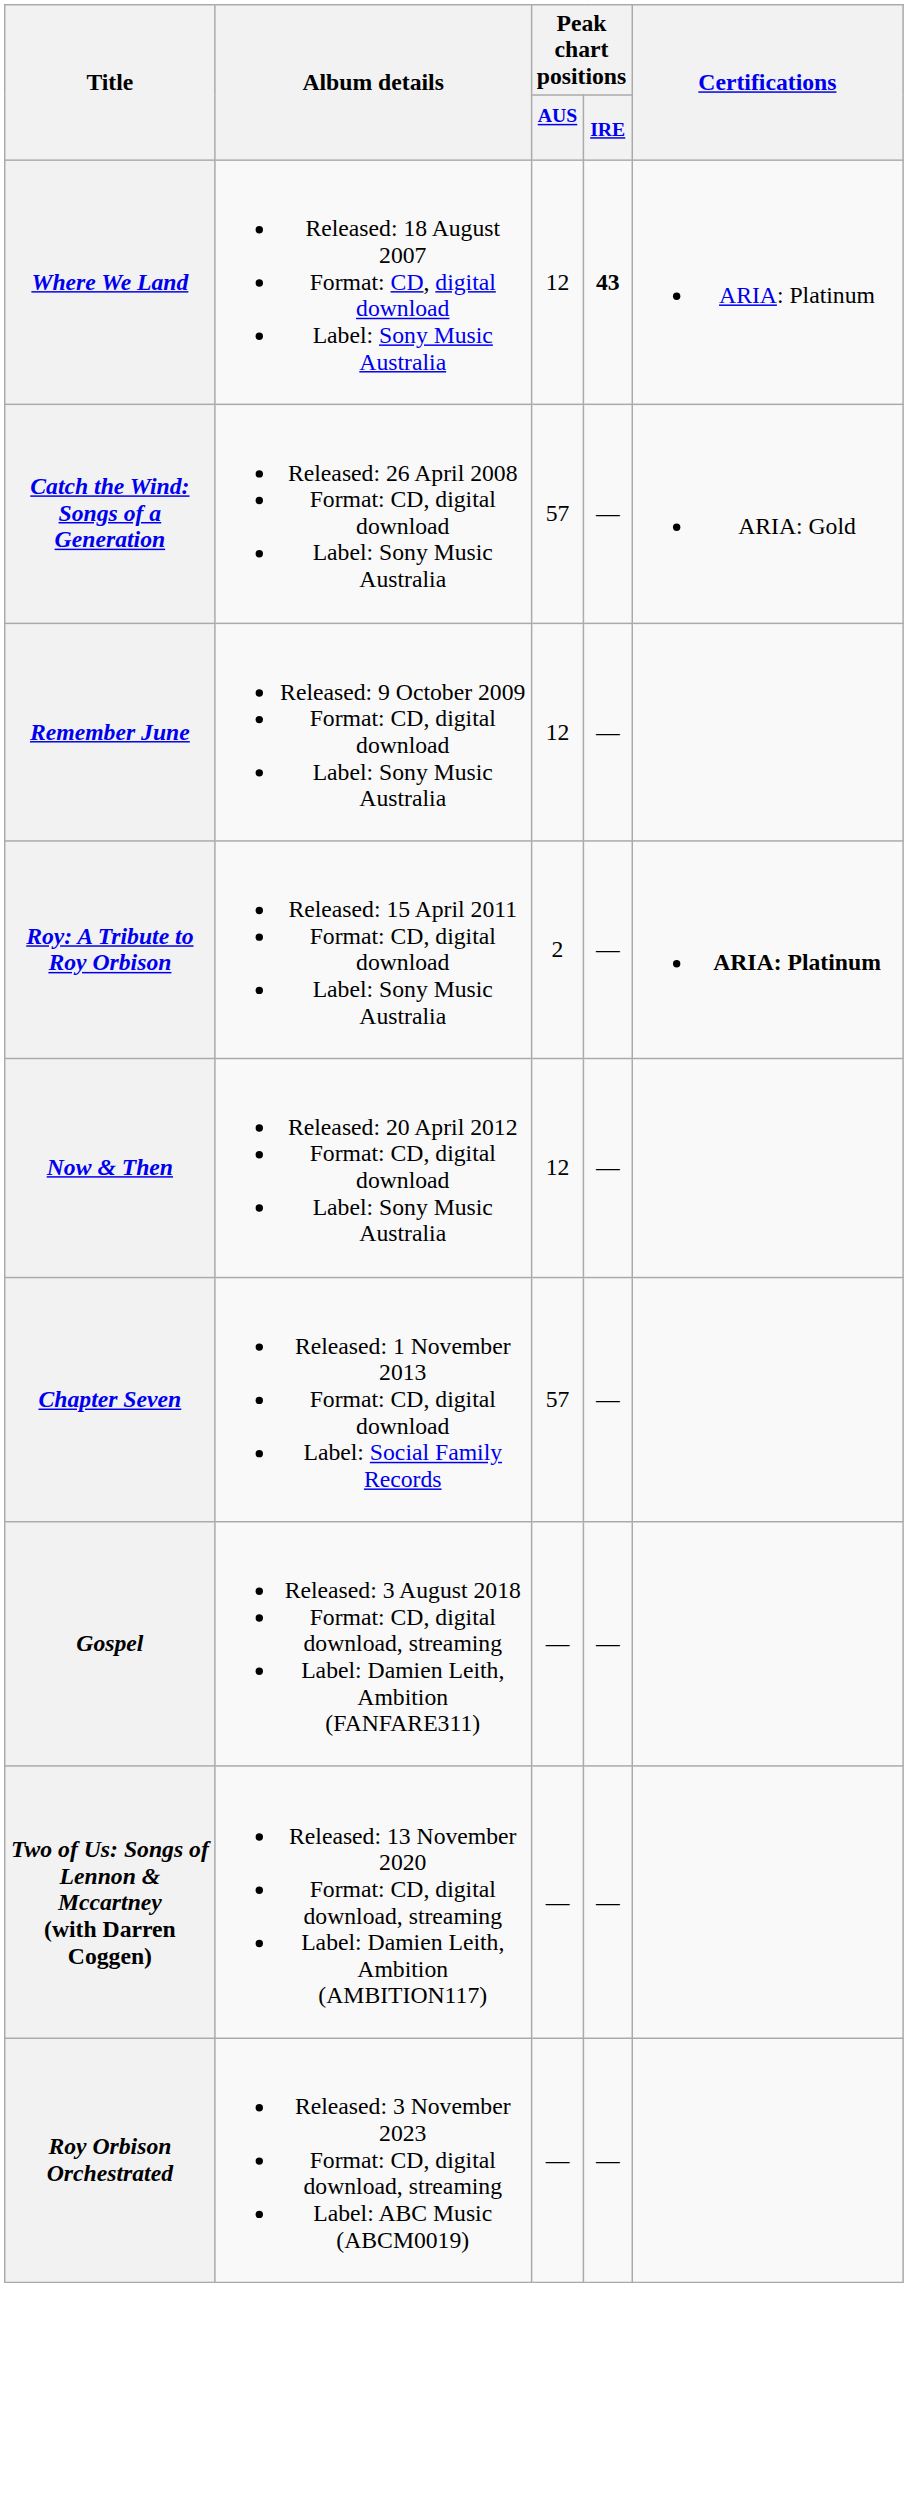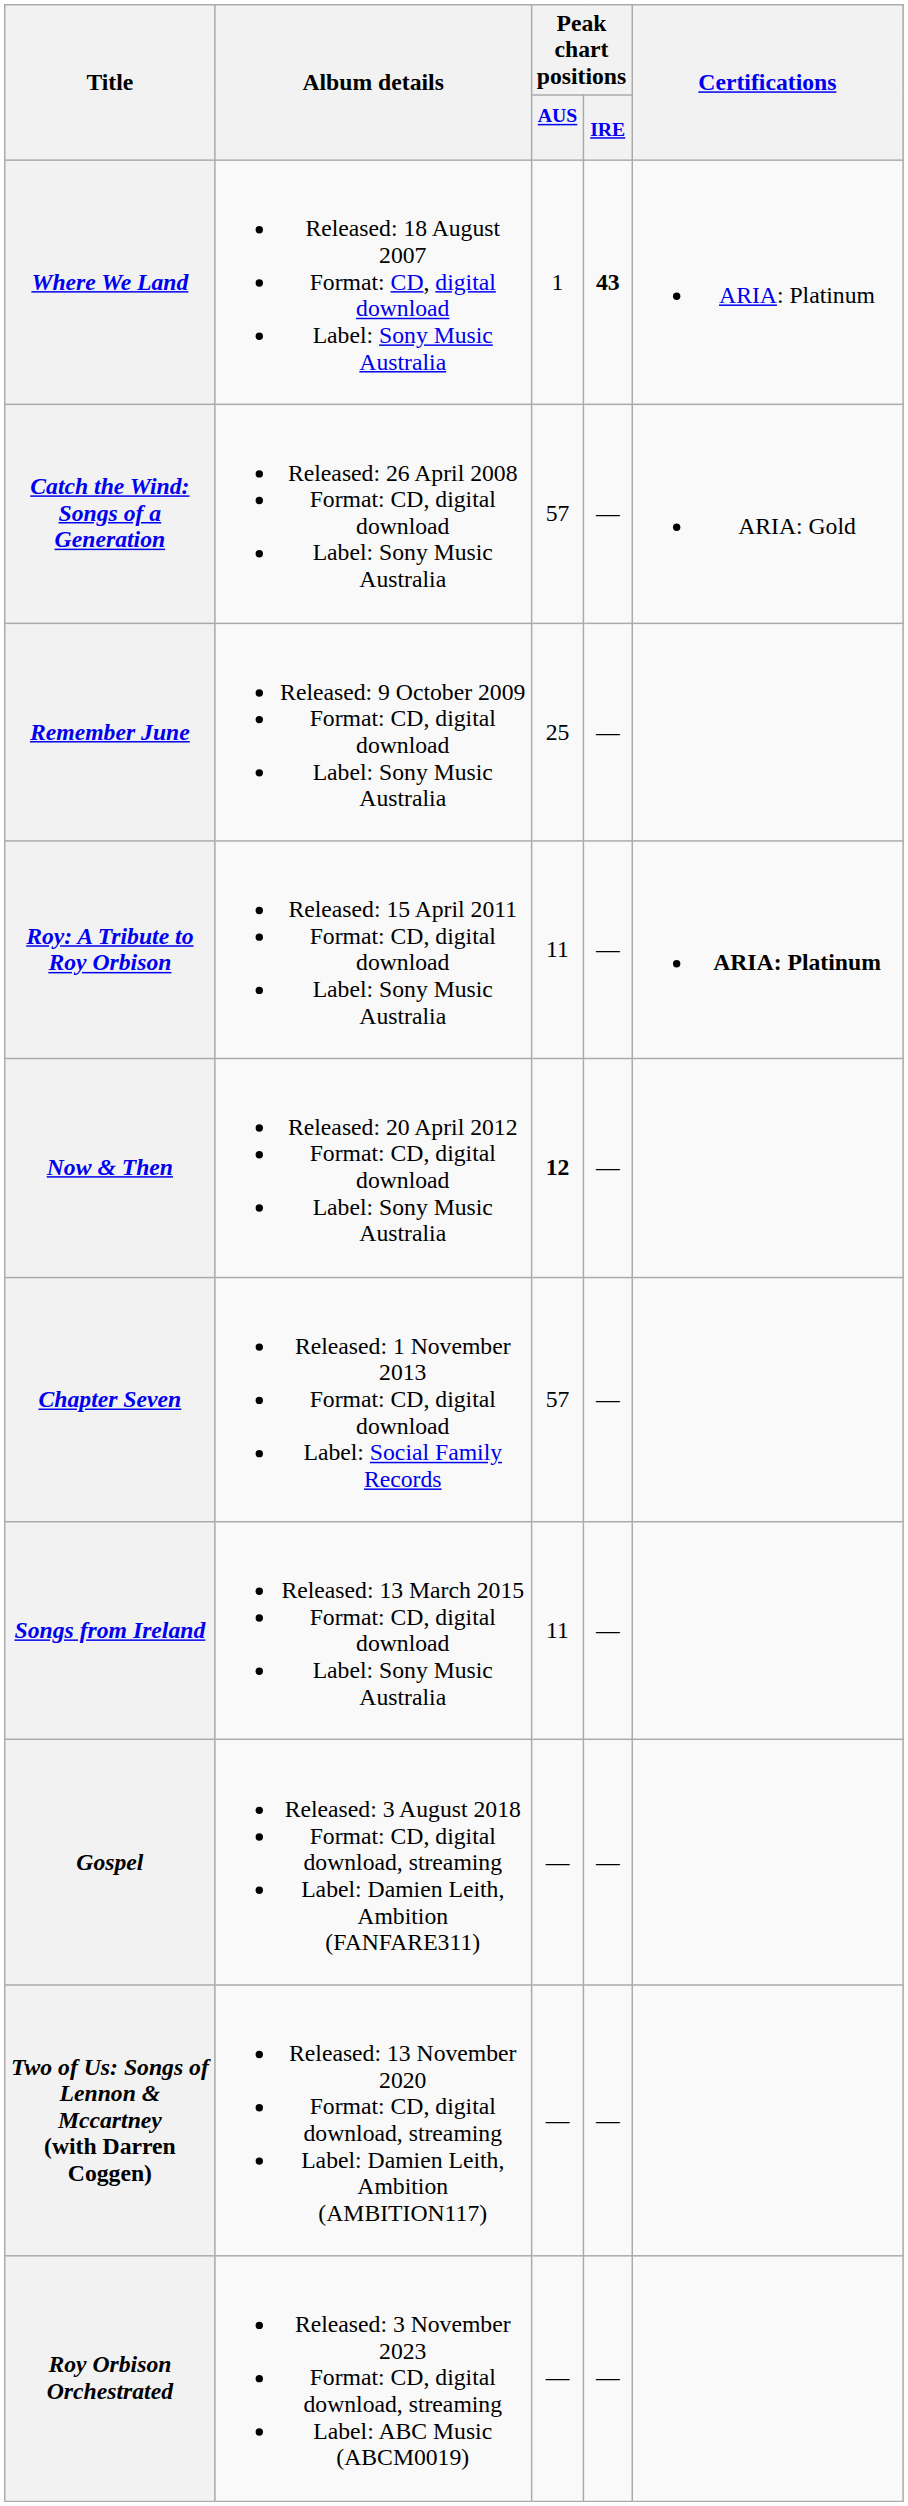(557, 281) 12 -> (557, 281) 1
(557, 731) 12 -> (557, 731) 25
(557, 949) 2 -> (557, 949) 11
(557, 1167) normal -> (557, 1167) bold
+ row: (110, 1630)
